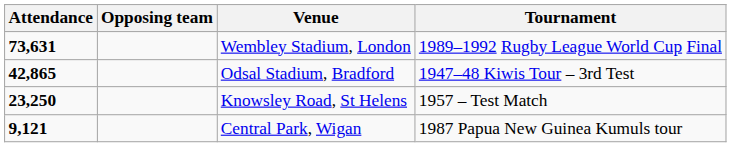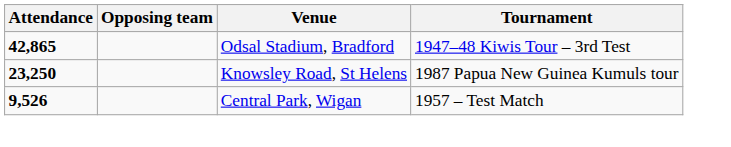- row: (316, 45)
(483, 100) 1957 – Test Match -> (547, 73) 1987 Papua New Guinea Kumuls tour
(28, 127) 9,121 -> (28, 100) 9,526
(551, 127) 1987 Papua New Guinea Kumuls tour -> (479, 100) 1957 – Test Match
